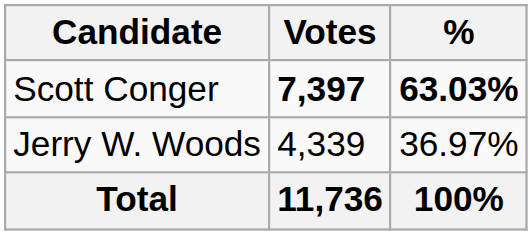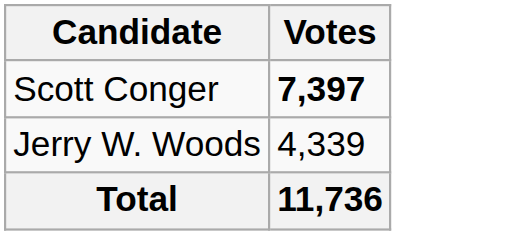- column: (459, 32)
